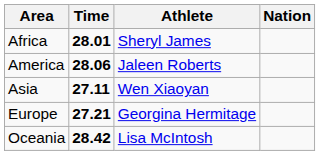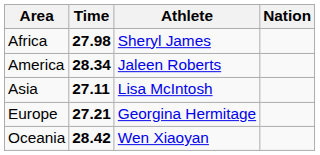(92, 41) 28.01 -> (92, 41) 27.98
(92, 65) 28.06 -> (92, 65) 28.34
(163, 89) Wen Xiaoyan -> (165, 89) Lisa McIntosh
(165, 138) Lisa McIntosh -> (163, 138) Wen Xiaoyan
